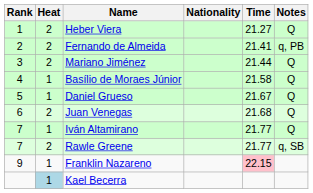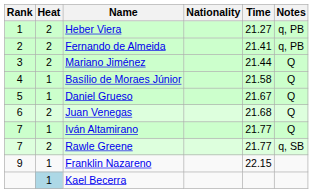(291, 29) Q -> (291, 29) q, PB
(258, 163) pink background -> (258, 163) no background
